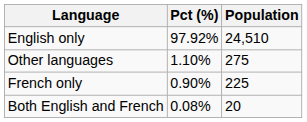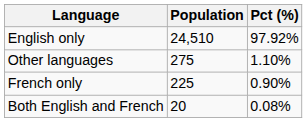columns swapped: (262, 15) <-> (194, 15)
